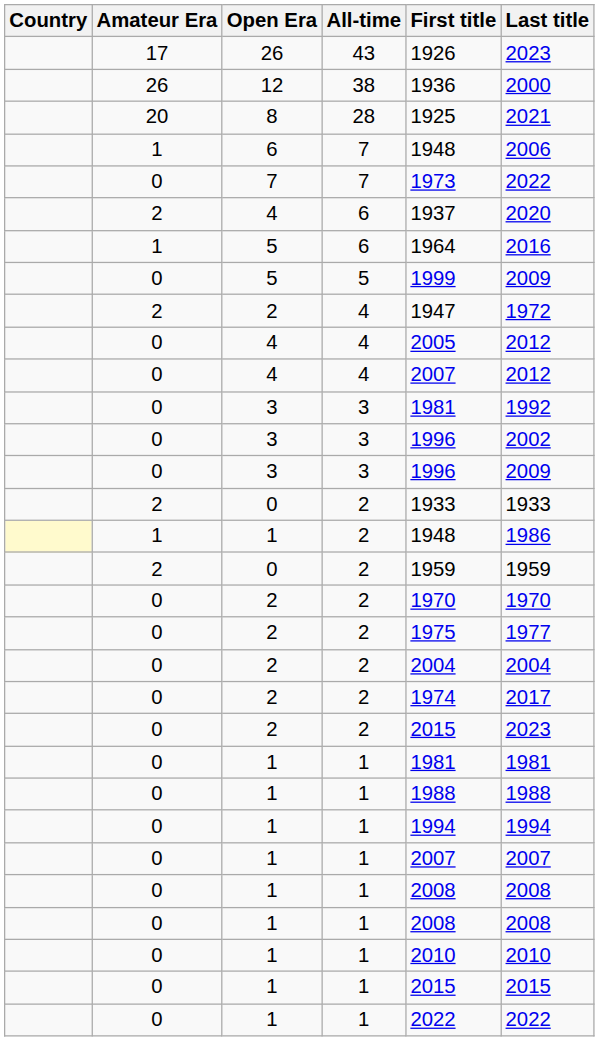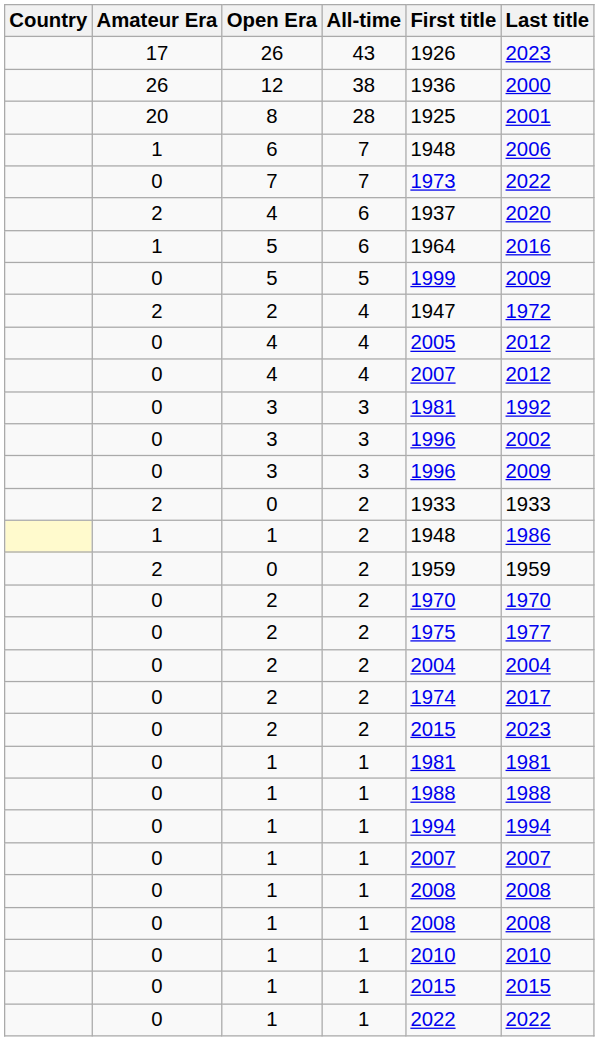(528, 117) 2021 -> (528, 117) 2001
